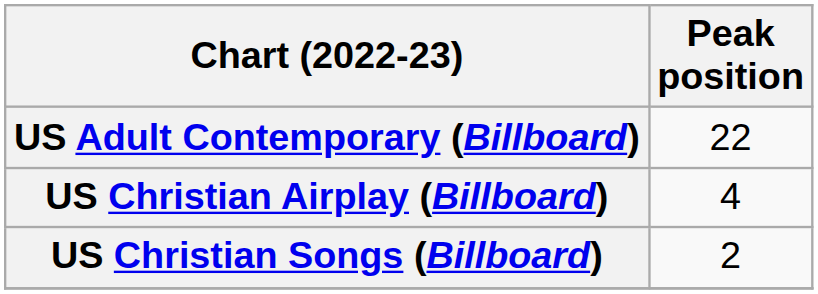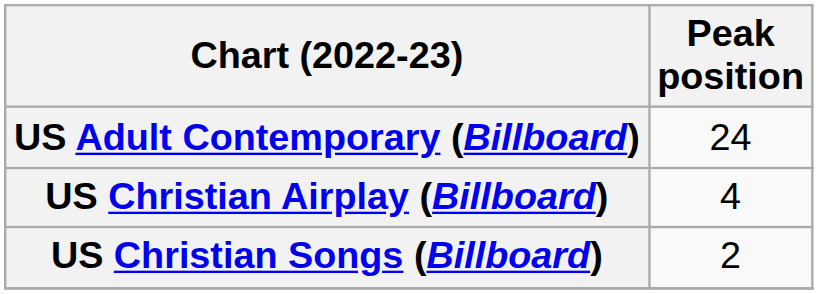(731, 136) 22 -> (731, 136) 24
